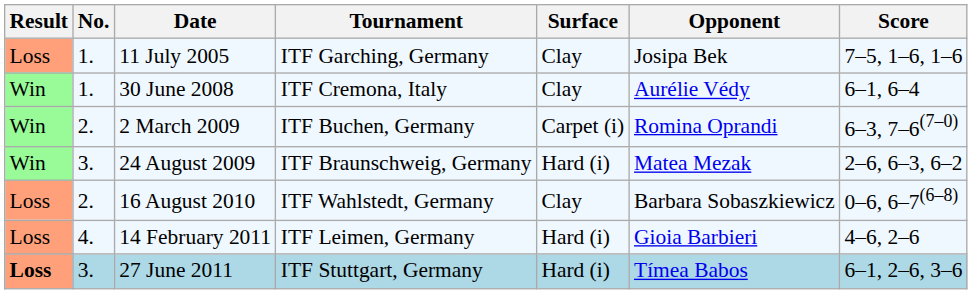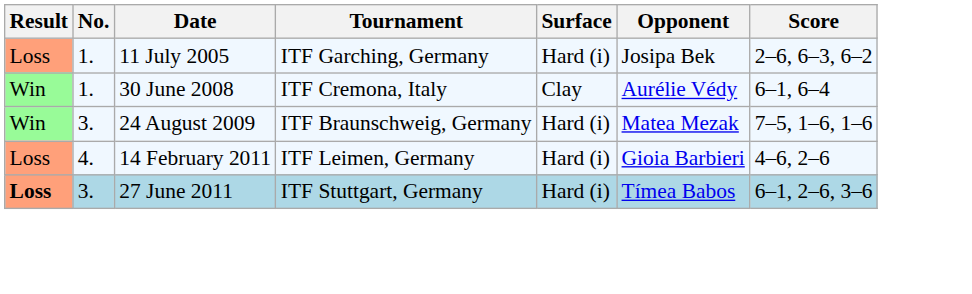(562, 55) Clay -> (576, 55) Hard (i)
(903, 55) 7–5, 1–6, 1–6 -> (814, 55) 2–6, 6–3, 6–2
- row: (179, 126)
(903, 163) 2–6, 6–3, 6–2 -> (814, 123) 7–5, 1–6, 1–6
- row: (187, 200)
